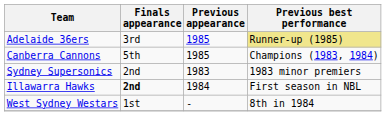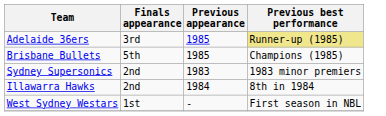- row: (54, 55)
+ row: (54, 55)
(132, 87) bold -> (132, 87) normal
(305, 87) First season in NBL -> (282, 87) 8th in 1984
(282, 103) 8th in 1984 -> (305, 103) First season in NBL
